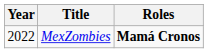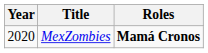(21, 36) 2022 -> (21, 36) 2020
